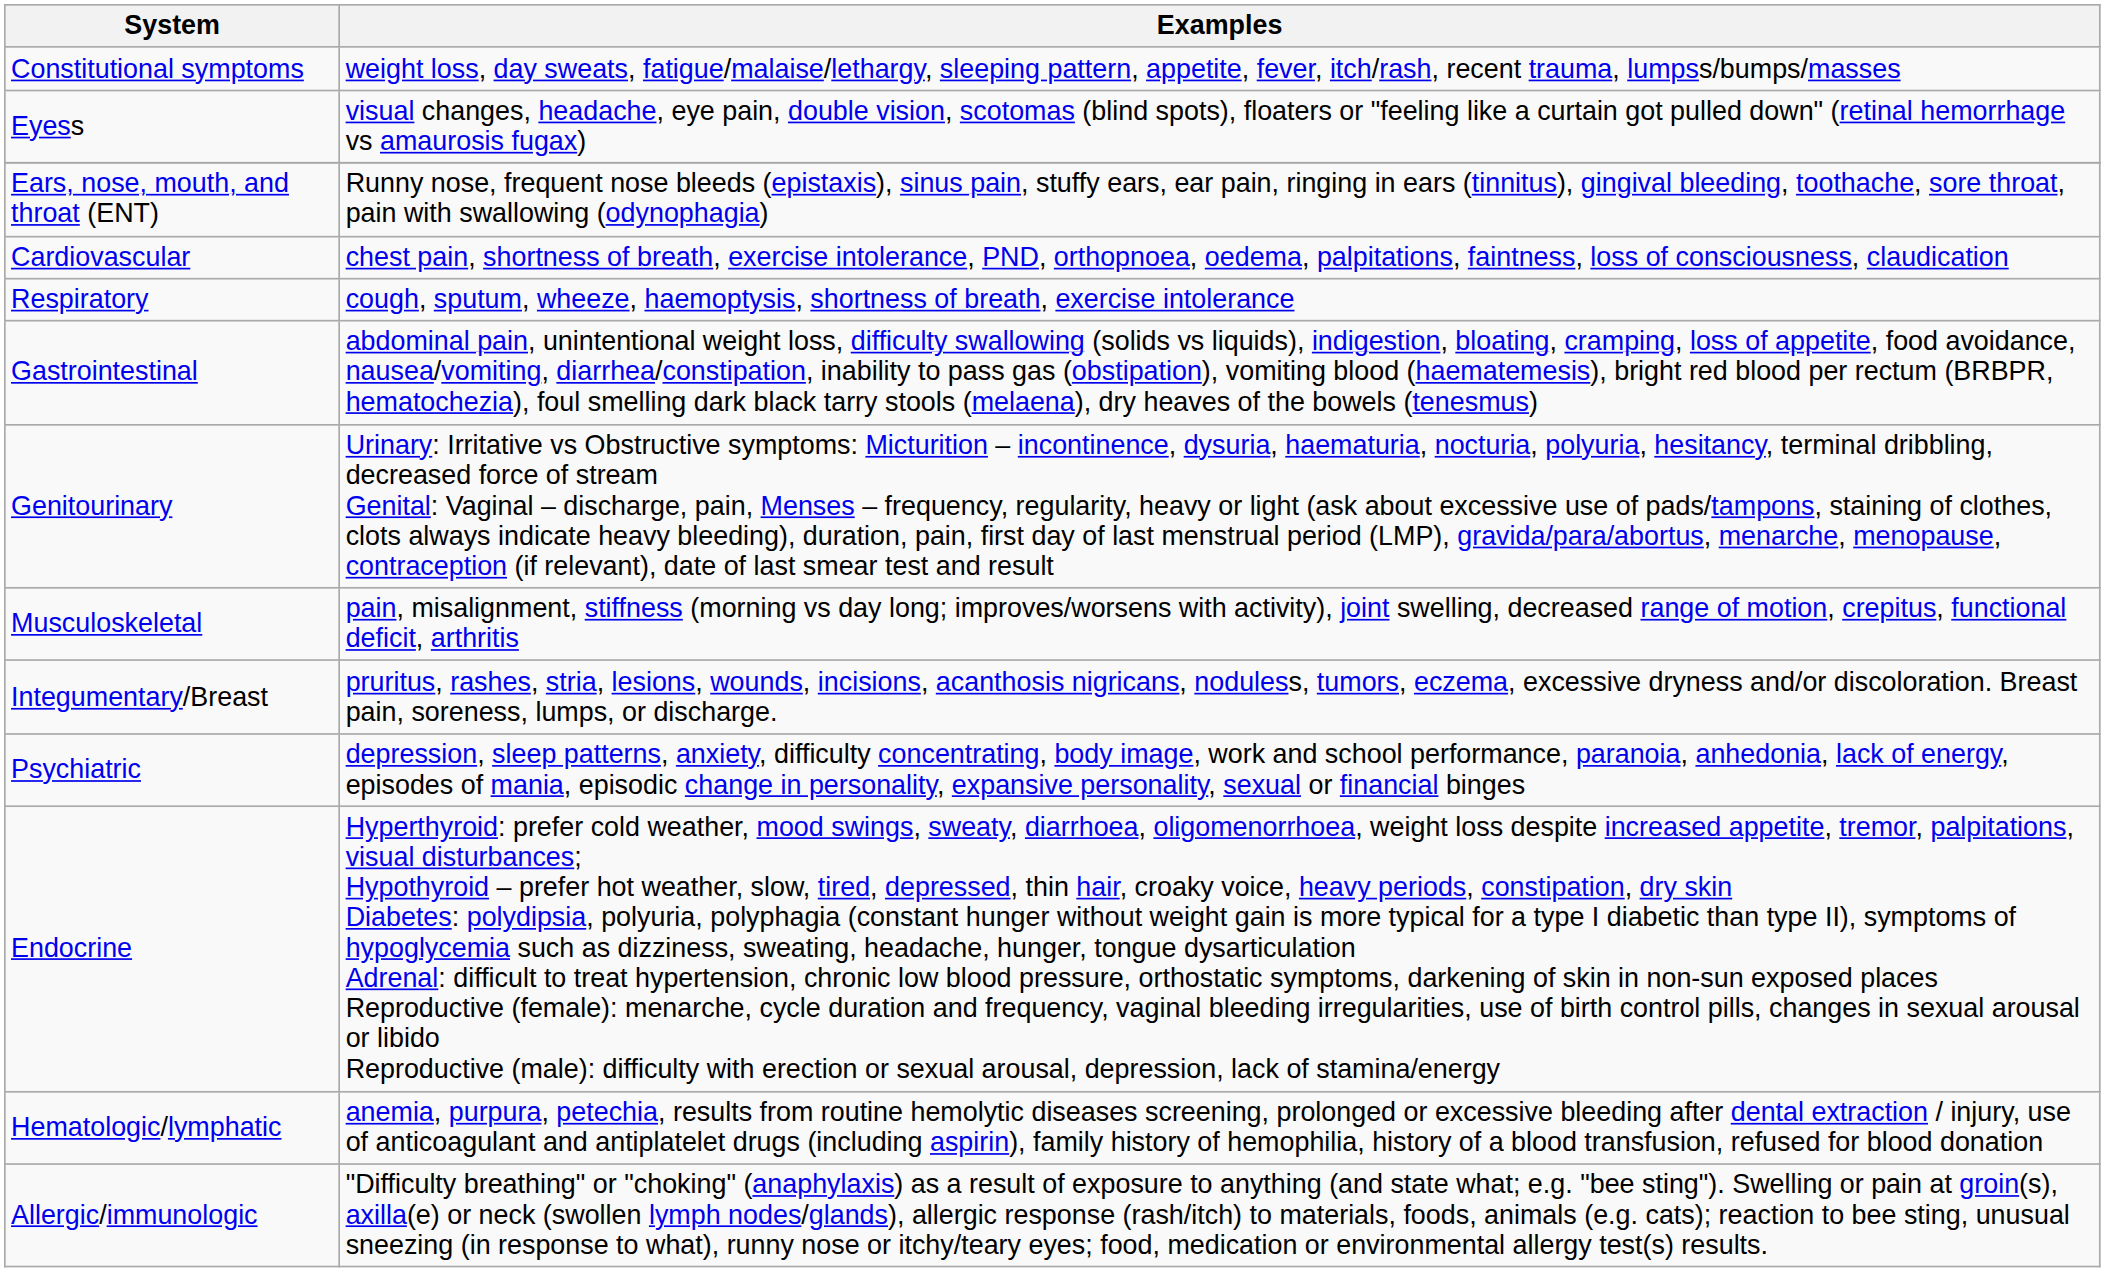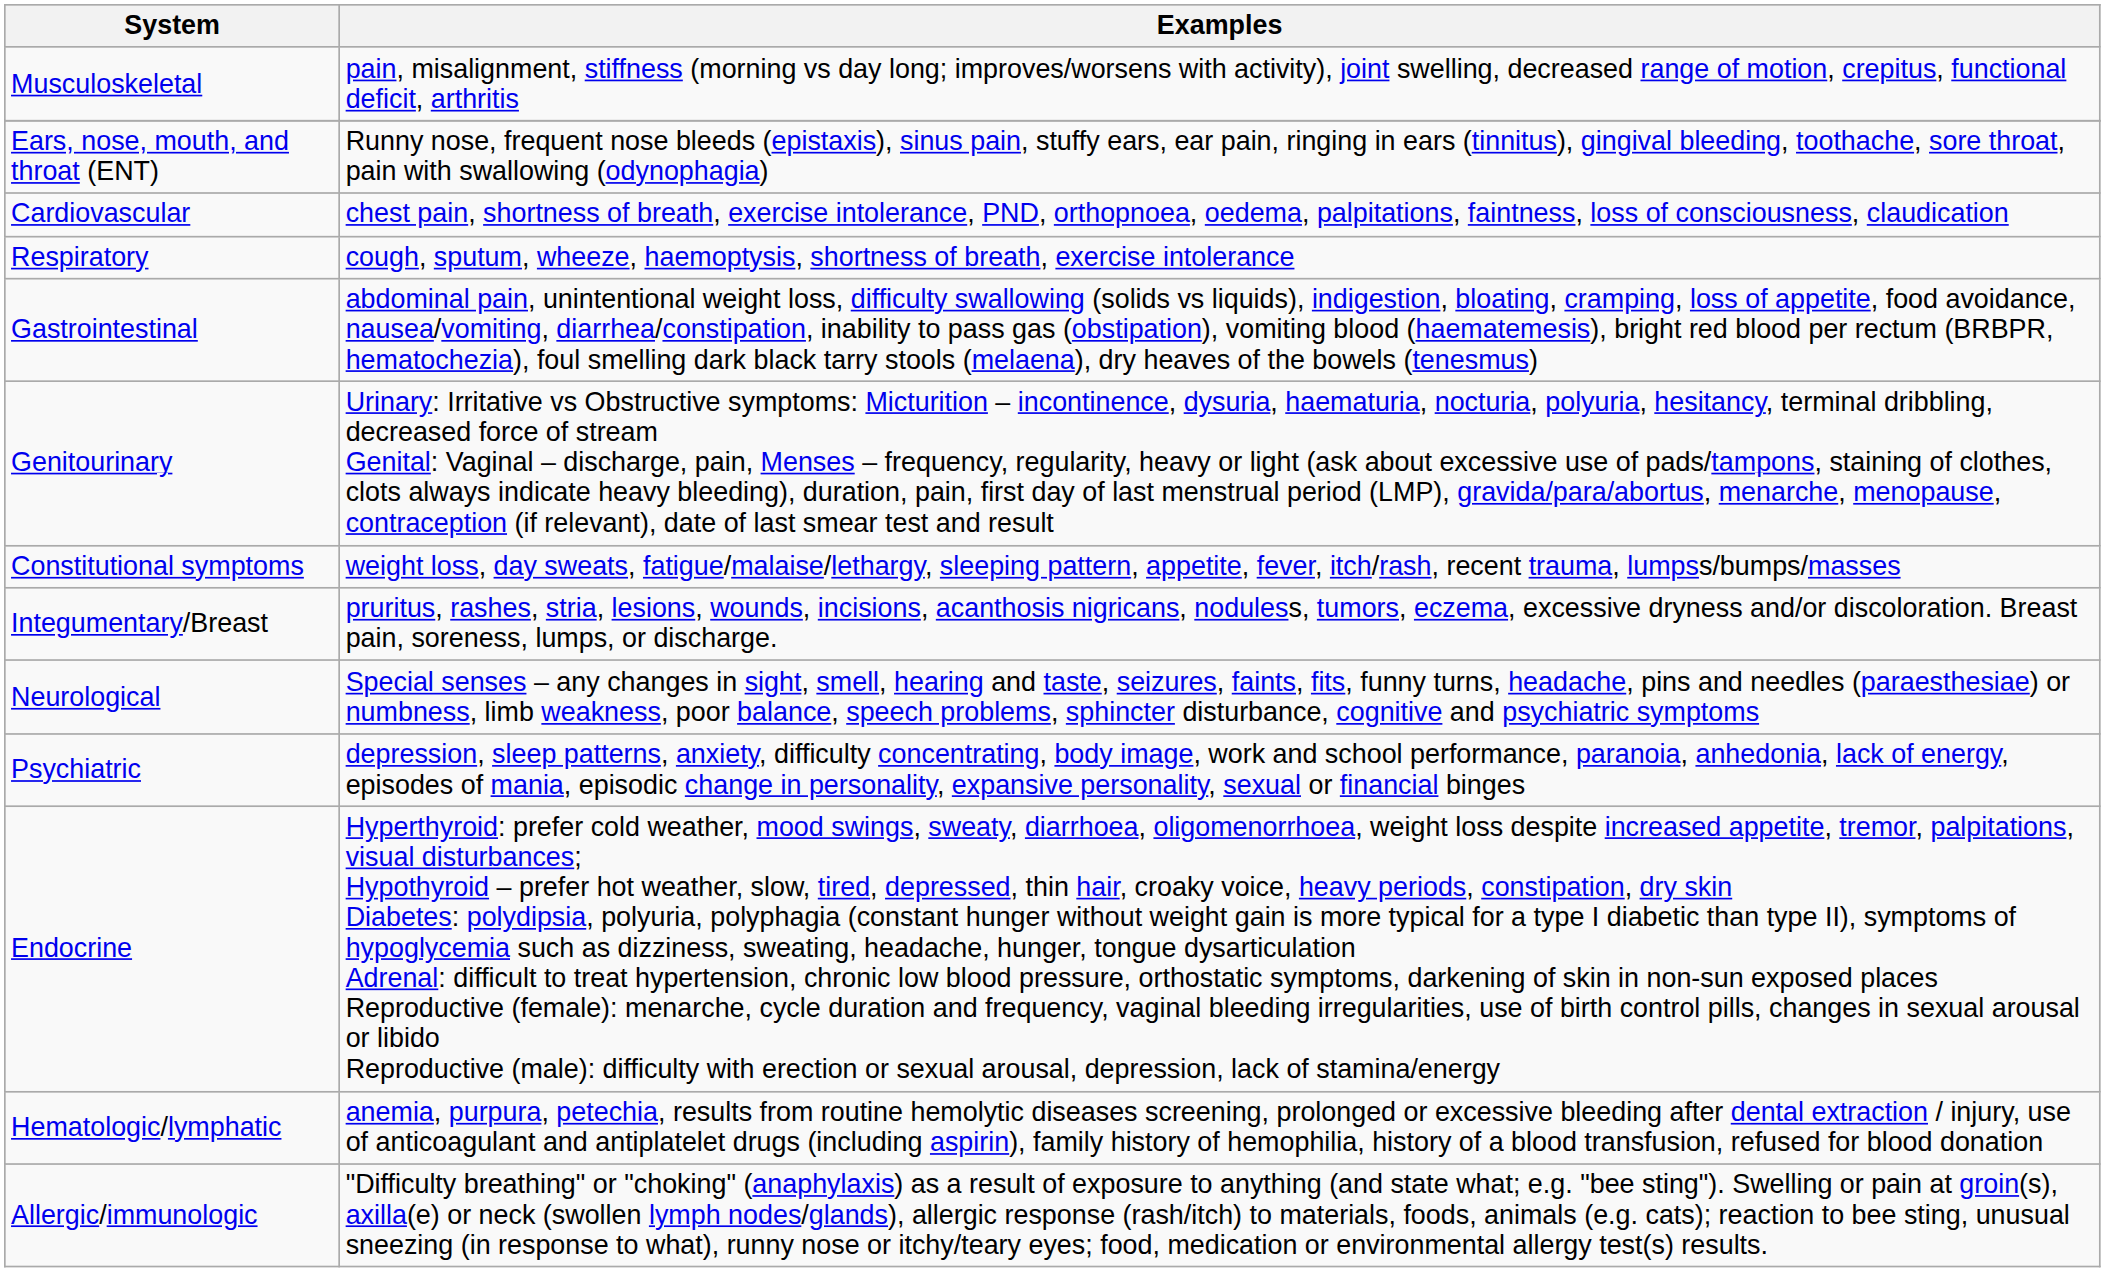rows swapped: (157, 68) <-> (107, 623)
- row: (48, 126)
+ row: (86, 696)
